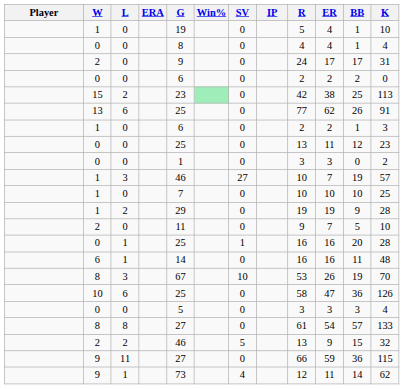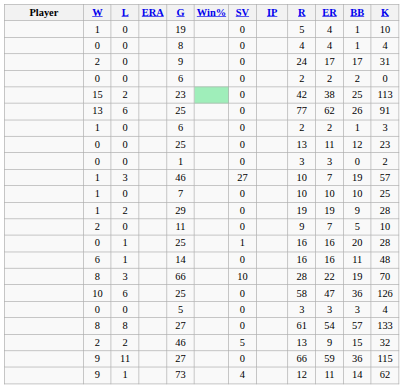(181, 276) 67 -> (181, 276) 66
(302, 276) 53 -> (302, 276) 28
(330, 276) 26 -> (330, 276) 22
